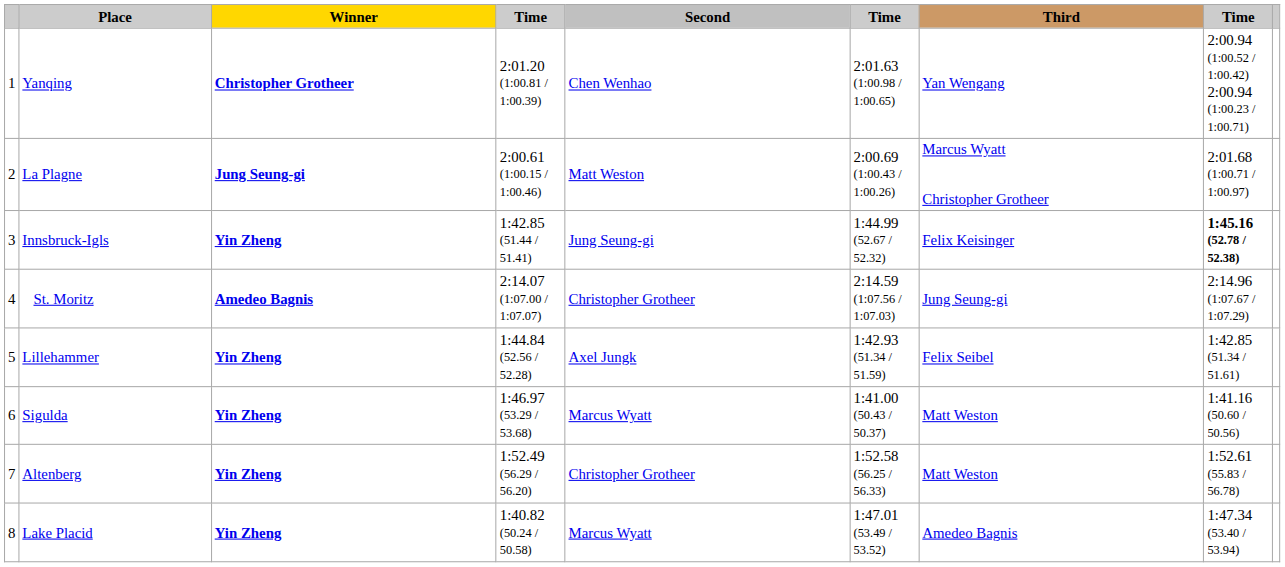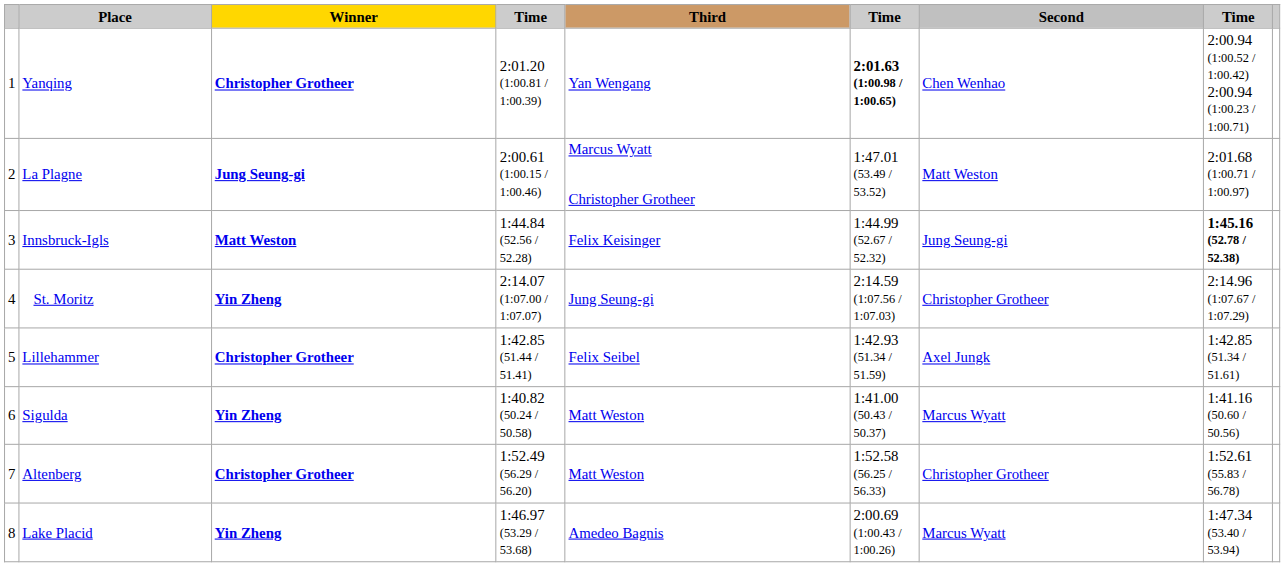columns swapped: (708, 17) <-> (1061, 17)
(878, 83) normal -> (878, 83) bold
(878, 174) 2:00.69 (1:00.43 / 1:00.26) -> (876, 174) 1:47.01 (53.49 / 53.52)
(248, 240) Yin Zheng -> (256, 240) Matt Weston
(522, 240) 1:42.85 (51.44 / 51.41) -> (522, 240) 1:44.84 (52.56 / 52.28)
(264, 299) Amedeo Bagnis -> (248, 299) Yin Zheng
(248, 357) Yin Zheng -> (284, 357) Christopher Grotheer
(522, 357) 1:44.84 (52.56 / 52.28) -> (522, 357) 1:42.85 (51.44 / 51.41)
(522, 415) 1:46.97 (53.29 / 53.68) -> (522, 415) 1:40.82 (50.24 / 50.58)
(248, 474) Yin Zheng -> (284, 474) Christopher Grotheer
(522, 532) 1:40.82 (50.24 / 50.58) -> (522, 532) 1:46.97 (53.29 / 53.68)
(876, 532) 1:47.01 (53.49 / 53.52) -> (878, 532) 2:00.69 (1:00.43 / 1:00.26)
